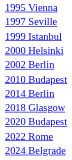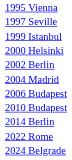+ row: (32, 79)
+ row: (36, 93)
- row: (35, 108)
- row: (36, 122)
